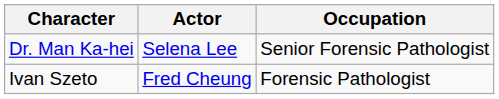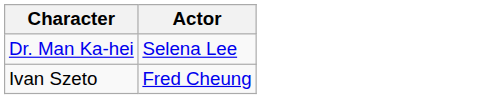- column: (375, 19)
